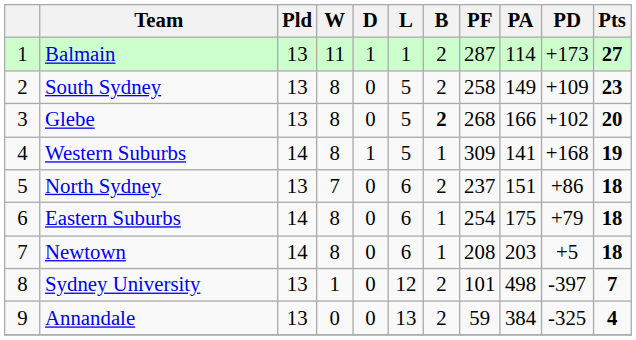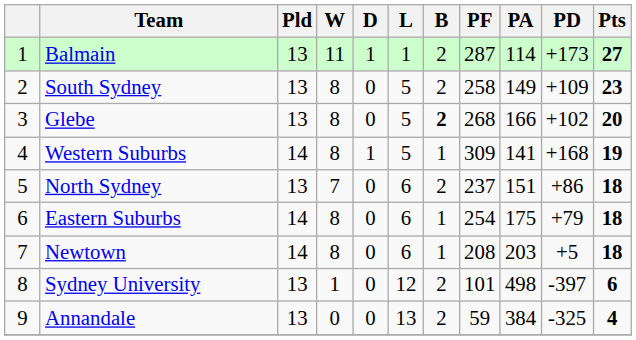(612, 284) 7 -> (612, 284) 6
